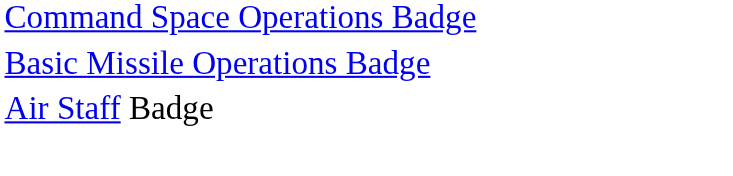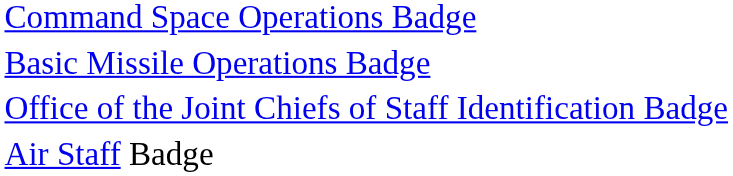+ row: (366, 108)
